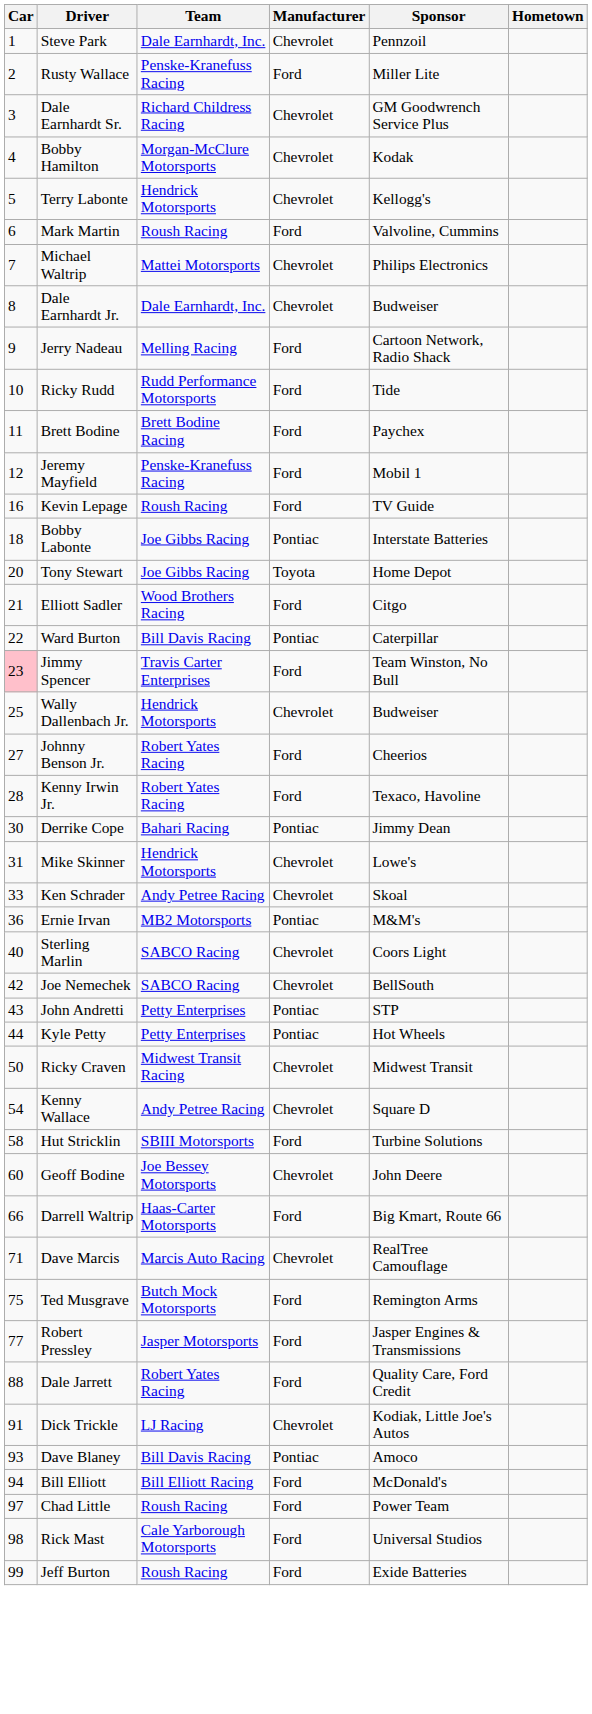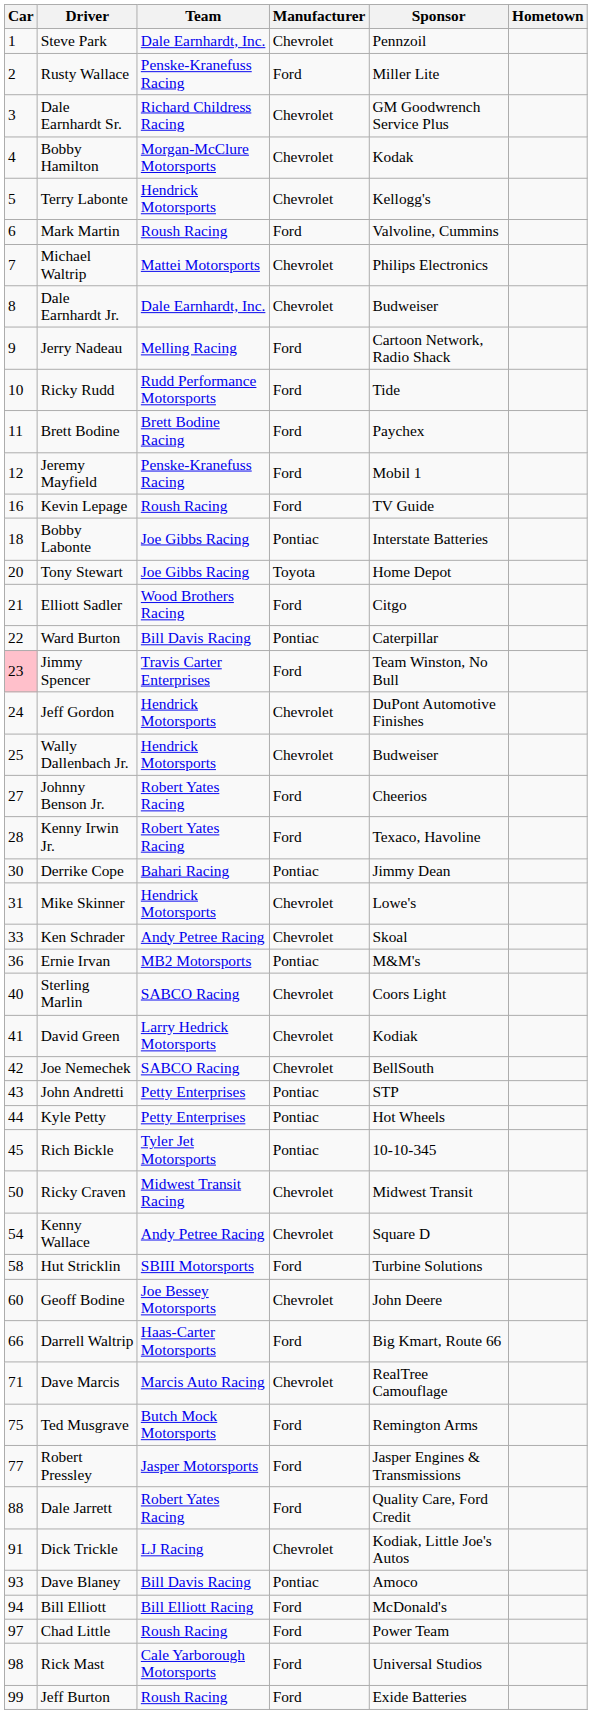+ row: (77, 712)
+ row: (80, 1035)
+ row: (77, 1150)
